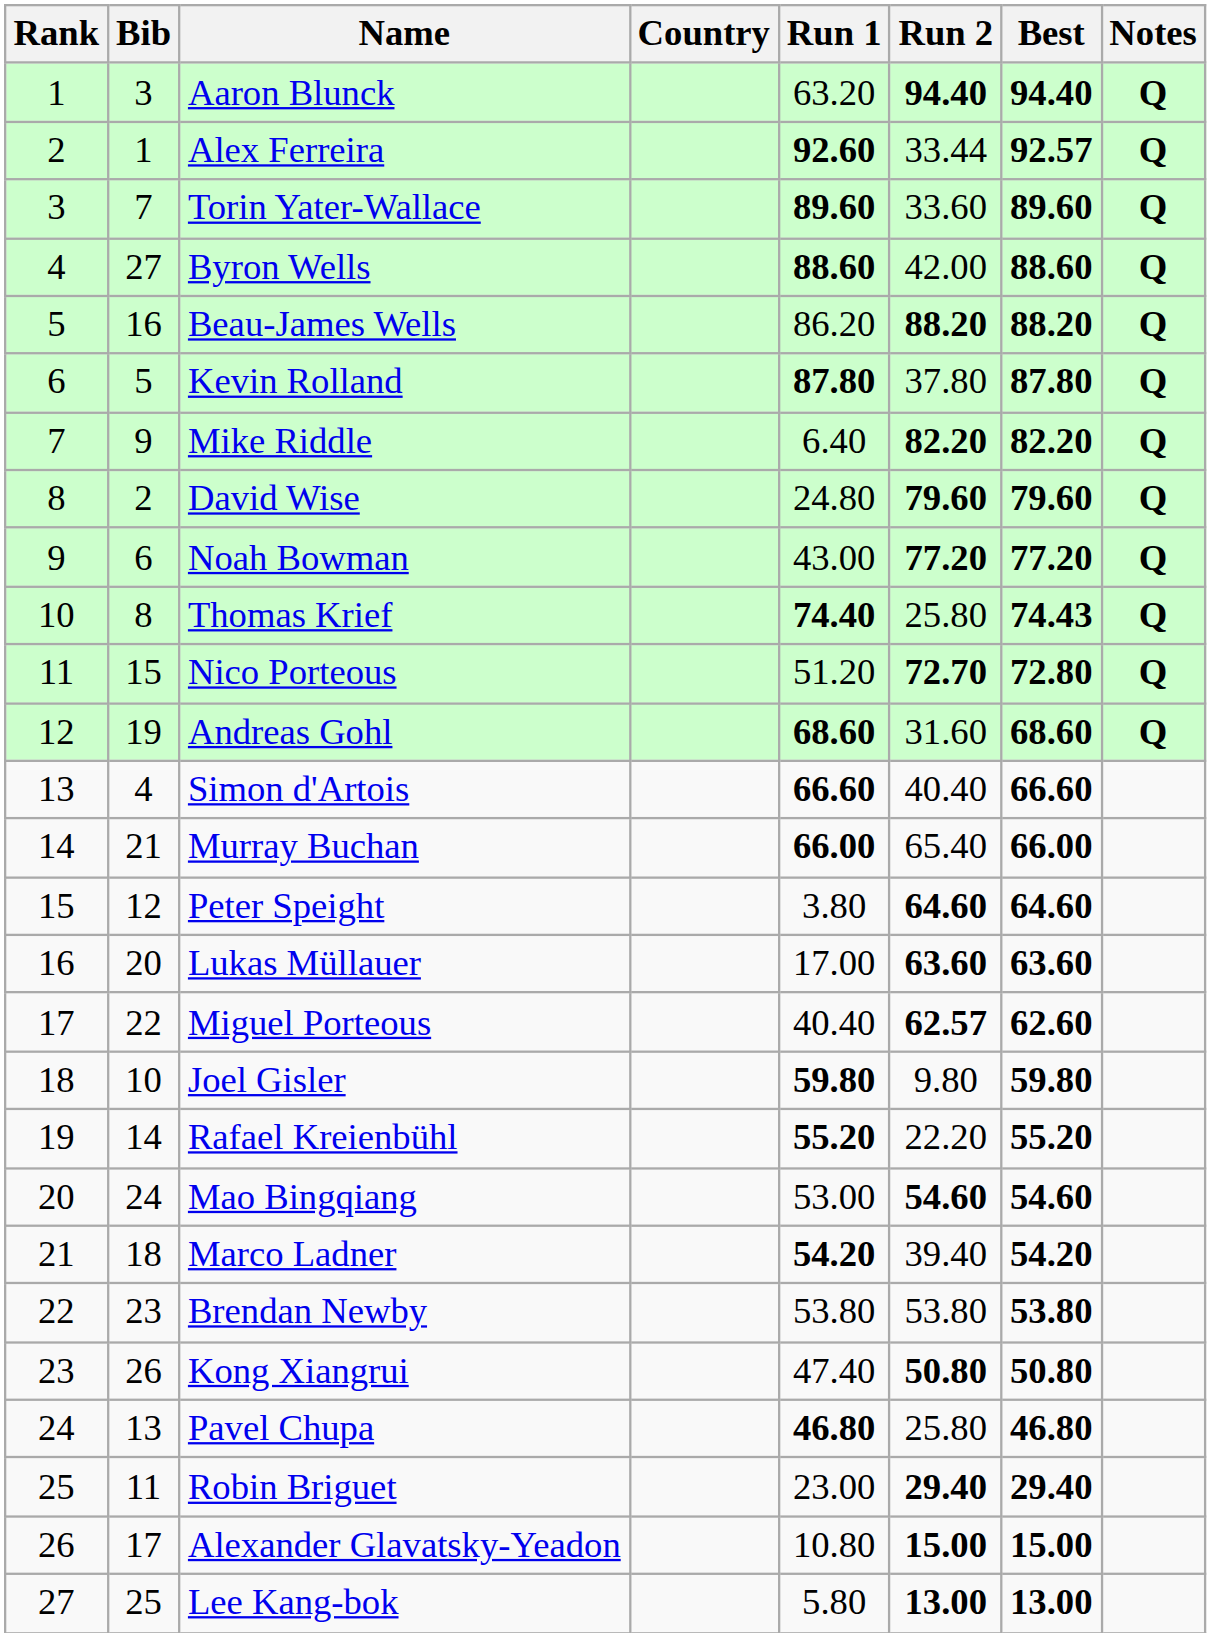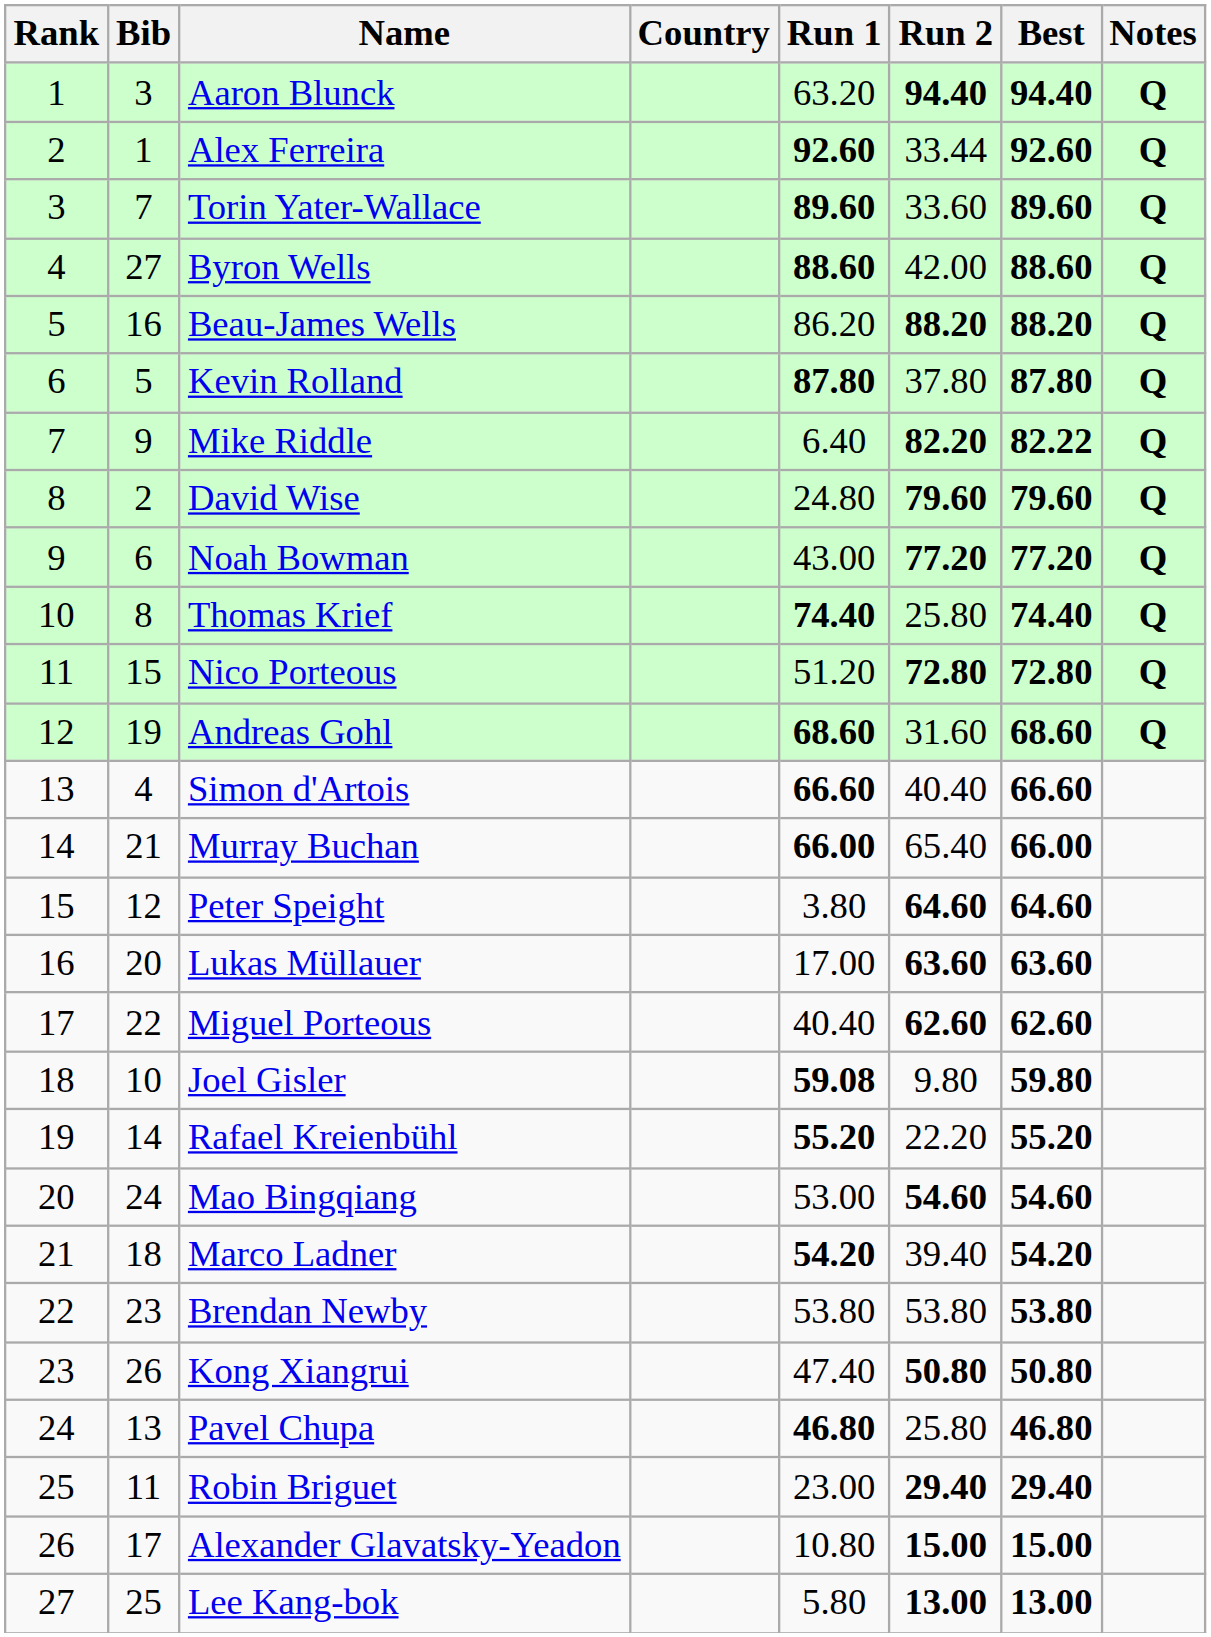(1051, 149) 92.57 -> (1051, 149) 92.60
(1051, 440) 82.20 -> (1051, 440) 82.22
(1051, 614) 74.43 -> (1051, 614) 74.40
(946, 672) 72.70 -> (946, 672) 72.80
(946, 1021) 62.57 -> (946, 1021) 62.60
(834, 1079) 59.80 -> (834, 1079) 59.08
